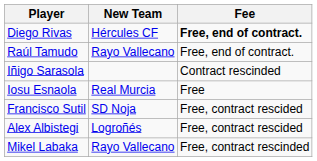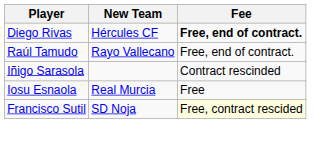(241, 109) no background -> (241, 109) lightyellow background
- row: (43, 128)
- row: (42, 147)
